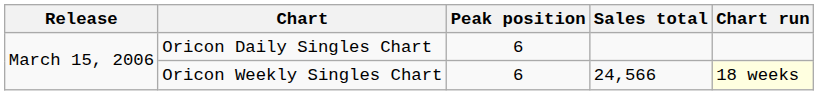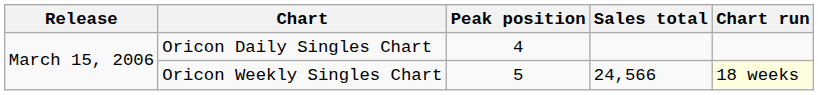(518, 47) 6 -> (518, 47) 4
(518, 75) 6 -> (518, 75) 5
